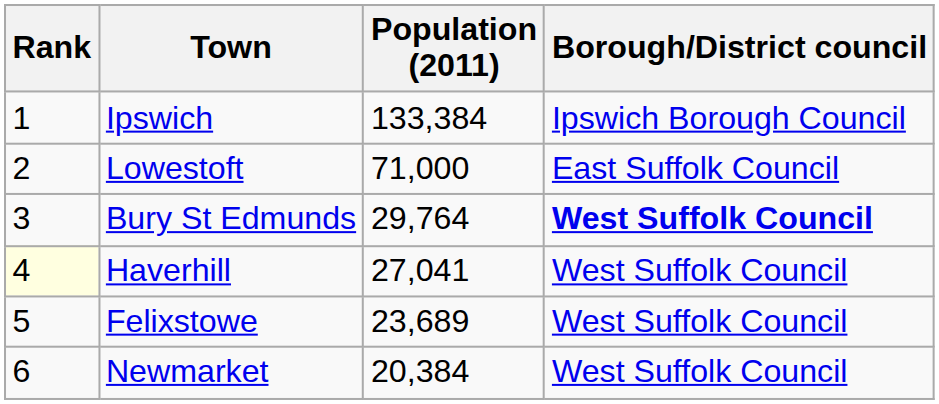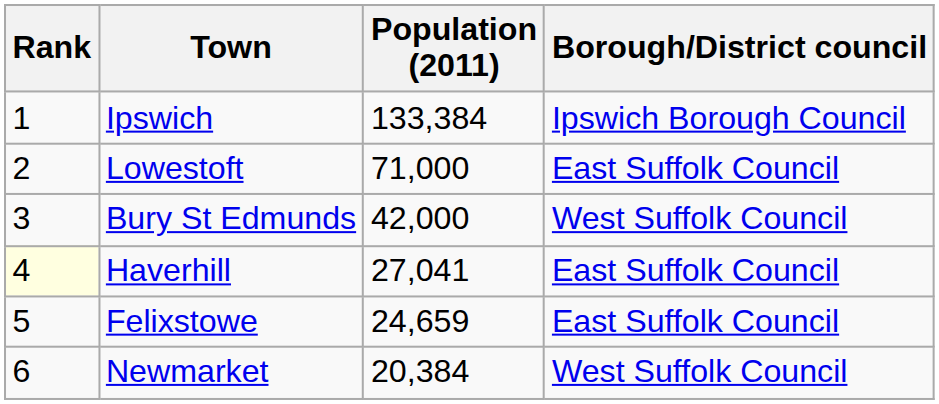(420, 219) 29,764 -> (420, 219) 42,000
(712, 219) bold -> (700, 219) normal
(700, 270) West Suffolk Council -> (696, 270) East Suffolk Council
(420, 321) 23,689 -> (420, 321) 24,659
(700, 321) West Suffolk Council -> (696, 321) East Suffolk Council
